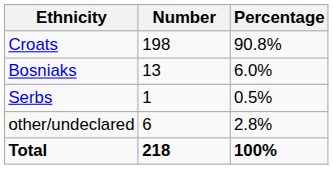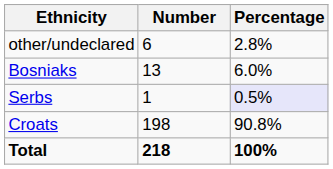rows swapped: (33, 44) <-> (71, 124)
(253, 97) no background -> (253, 97) lavender background
